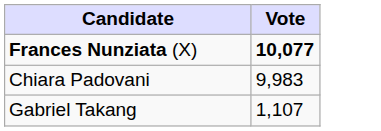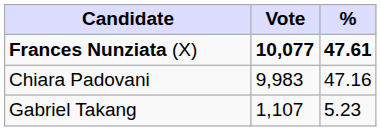+ column: (348, 19)
